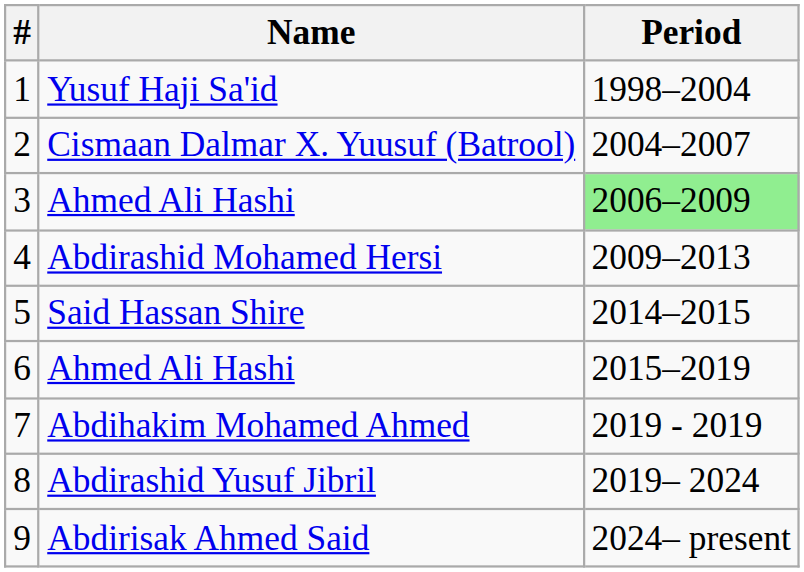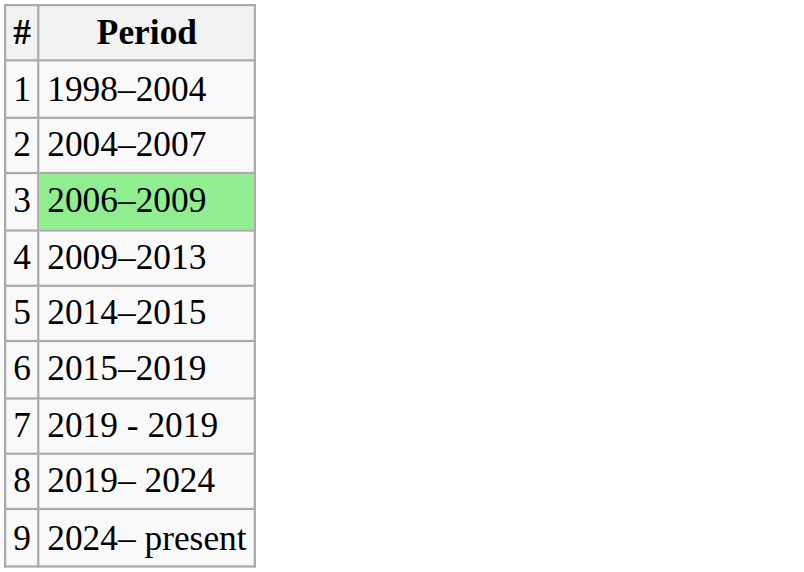- column: (311, 32)
